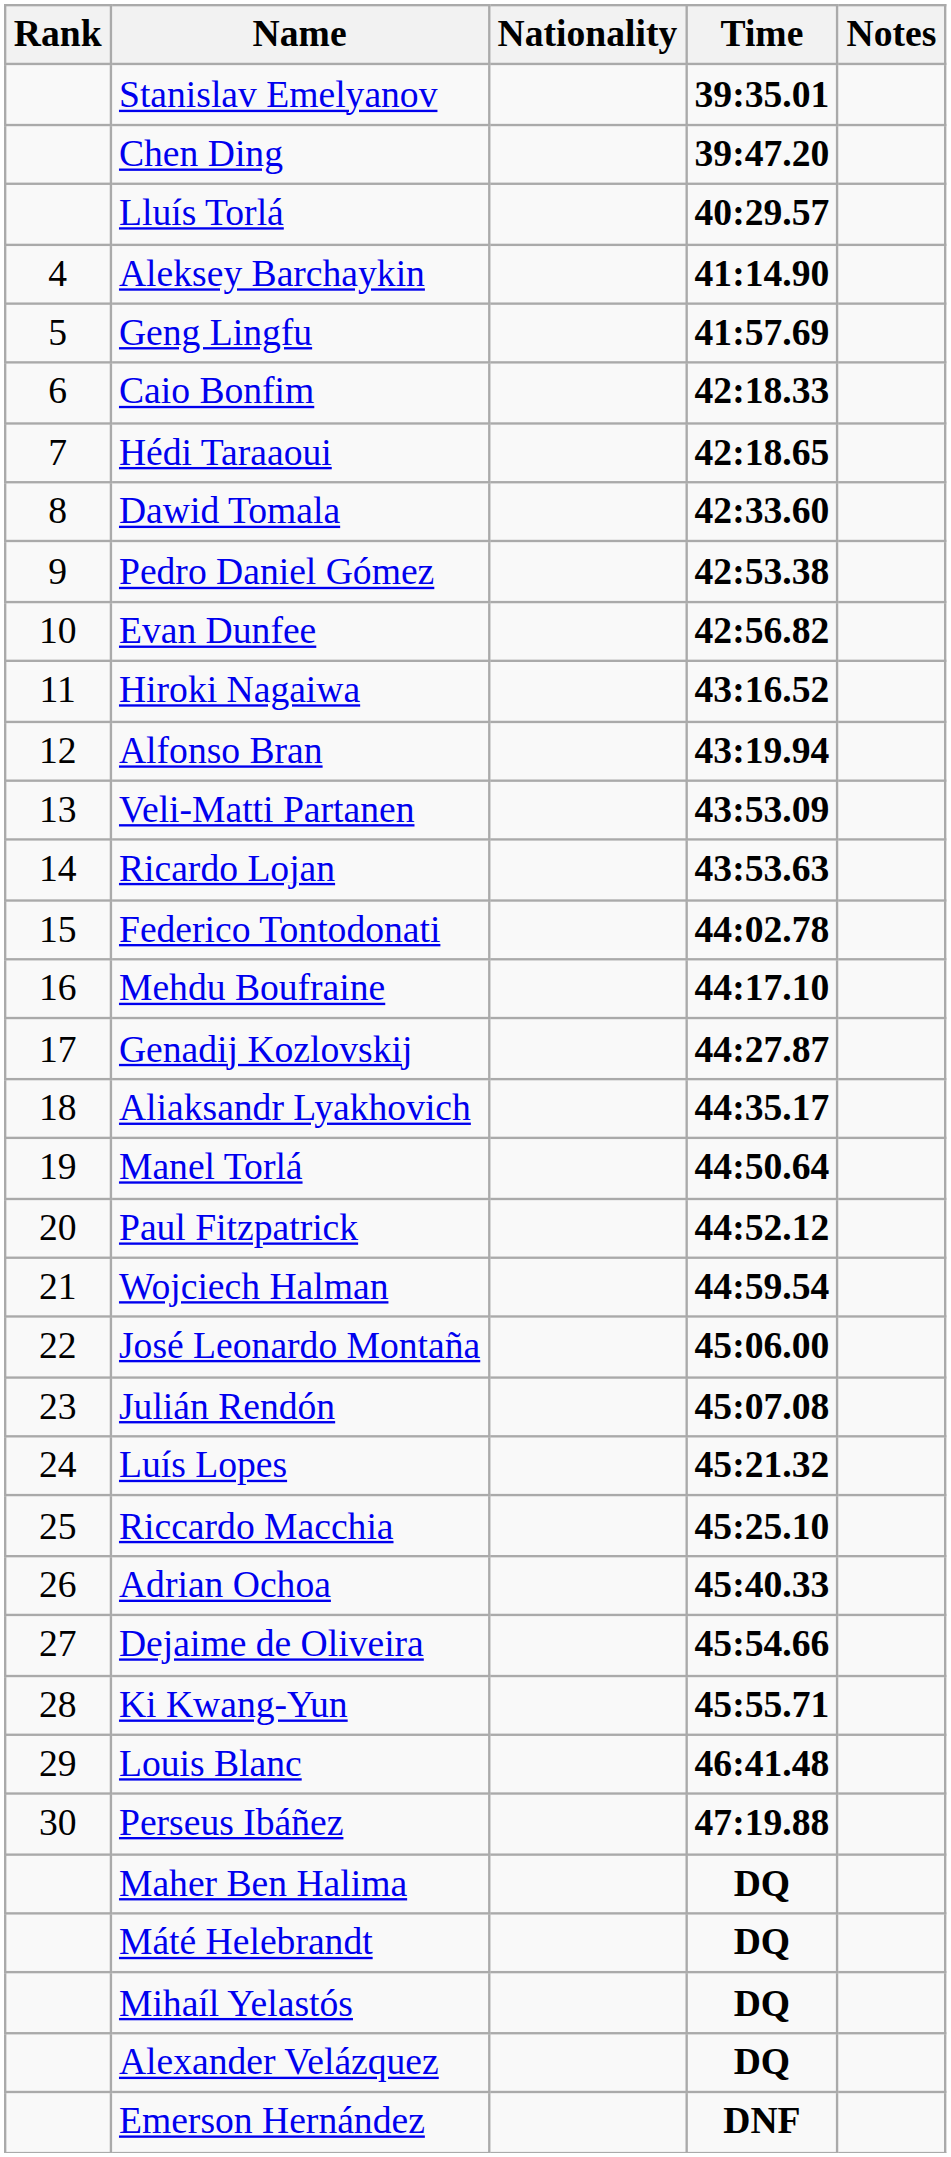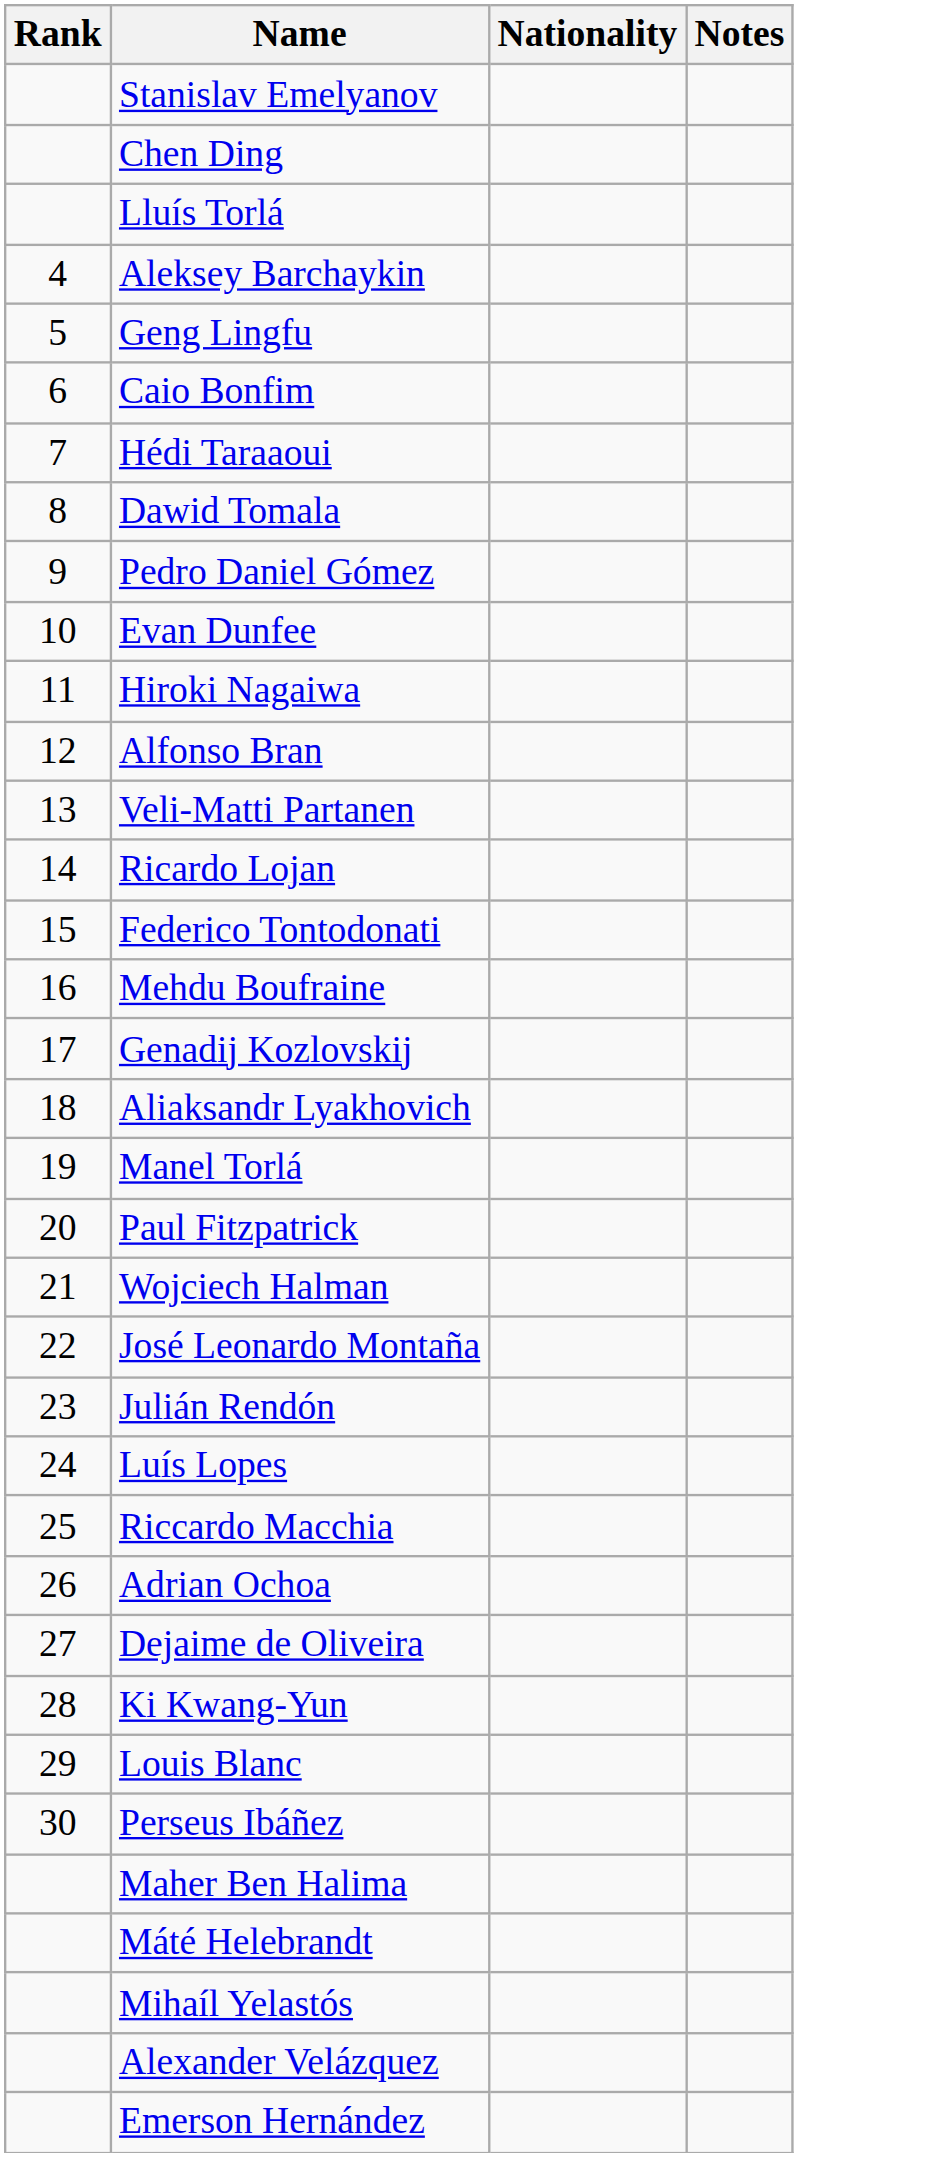- column: (762, 34)
